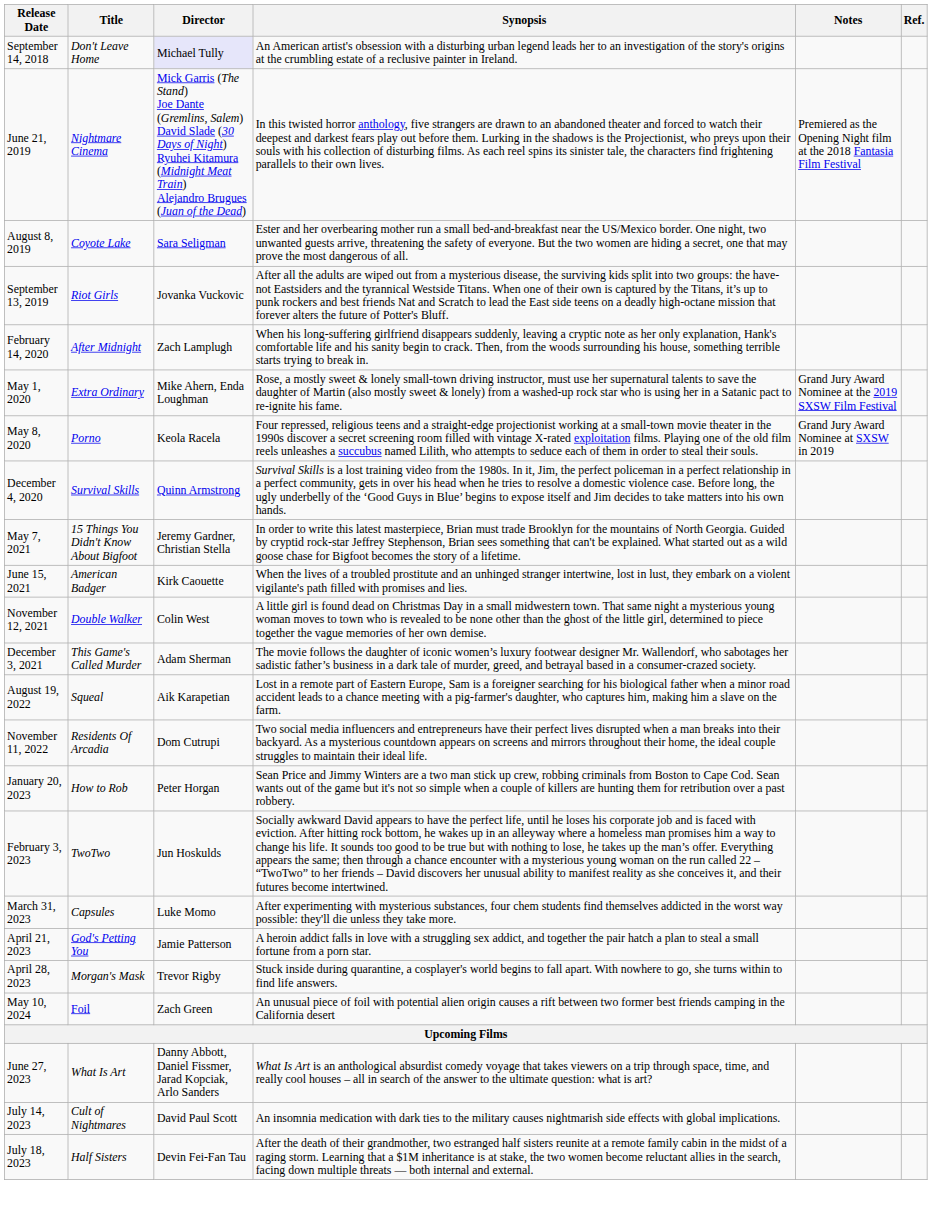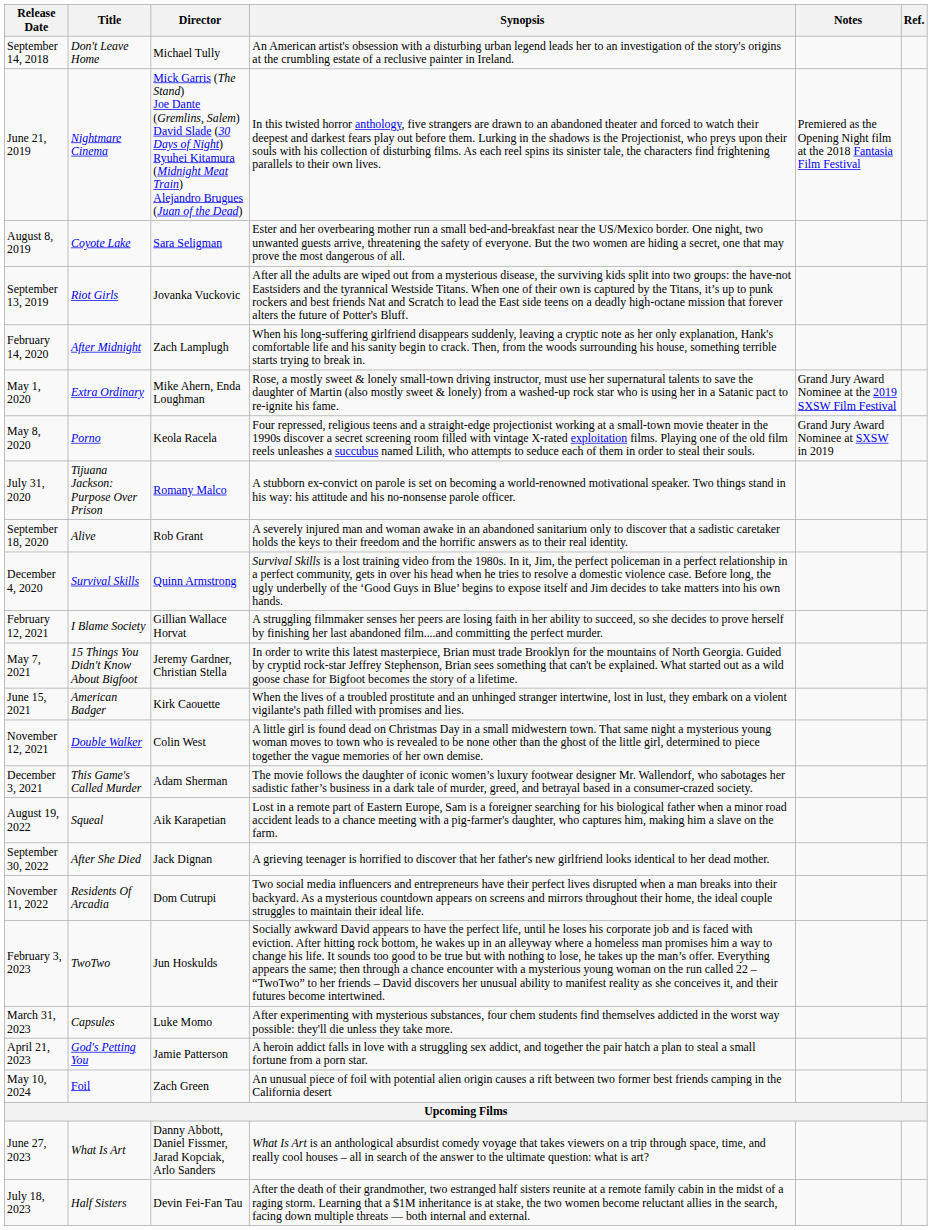(190, 52) lavender background -> (187, 52) no background
+ row: (26, 490)
+ row: (32, 535)
+ row: (28, 626)
+ row: (32, 859)
- row: (34, 788)
- row: (28, 976)
- row: (26, 1118)
